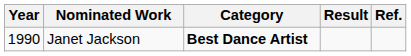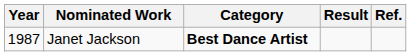(24, 39) 1990 -> (24, 39) 1987
